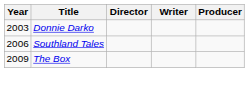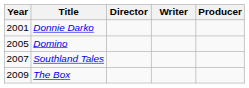(18, 28) 2003 -> (18, 28) 2001
+ row: (50, 43)
(18, 43) 2006 -> (18, 59) 2007
